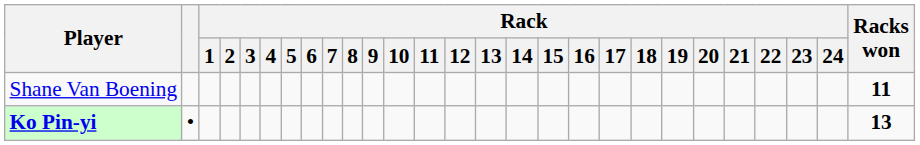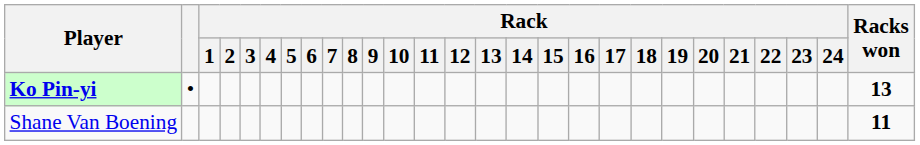rows swapped: (53, 122) <-> (93, 88)
